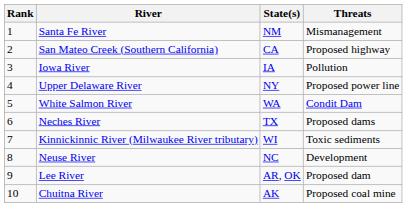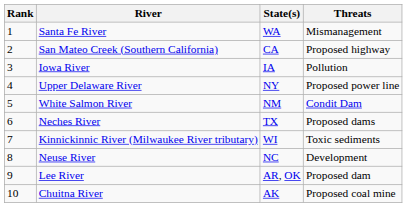(272, 31) NM -> (272, 31) WA
(272, 103) WA -> (272, 103) NM
